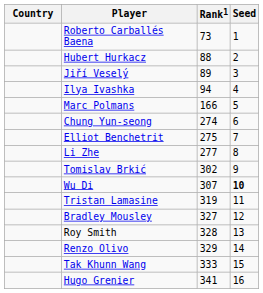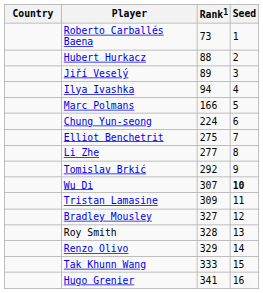(209, 121) 274 -> (209, 121) 224
(209, 169) 302 -> (209, 169) 292
(209, 201) 319 -> (209, 201) 309
